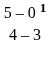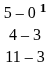+ row: (25, 57)
